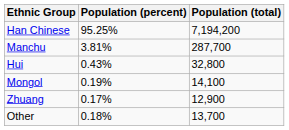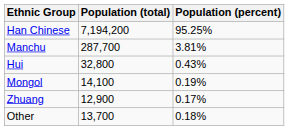columns swapped: (236, 13) <-> (134, 13)
